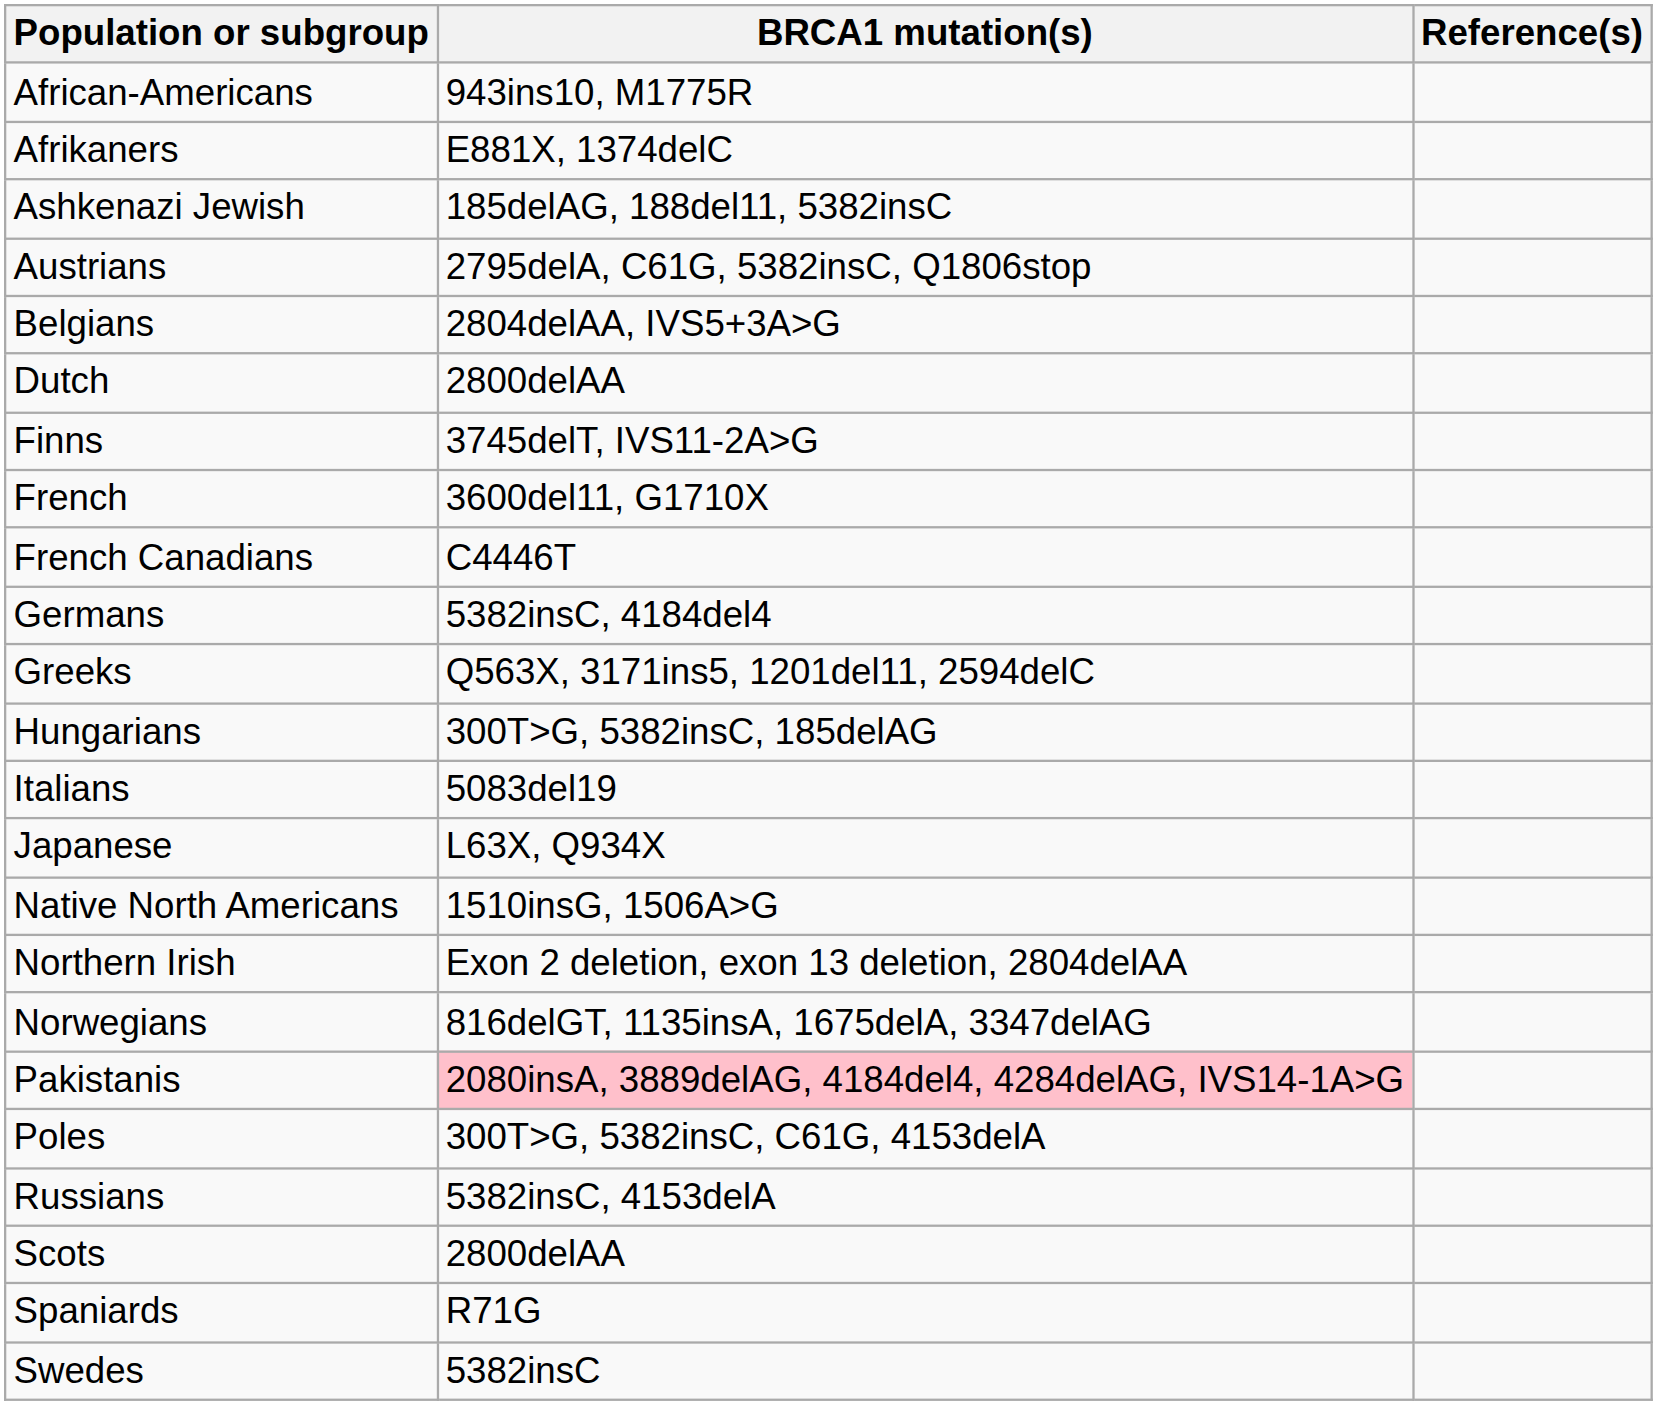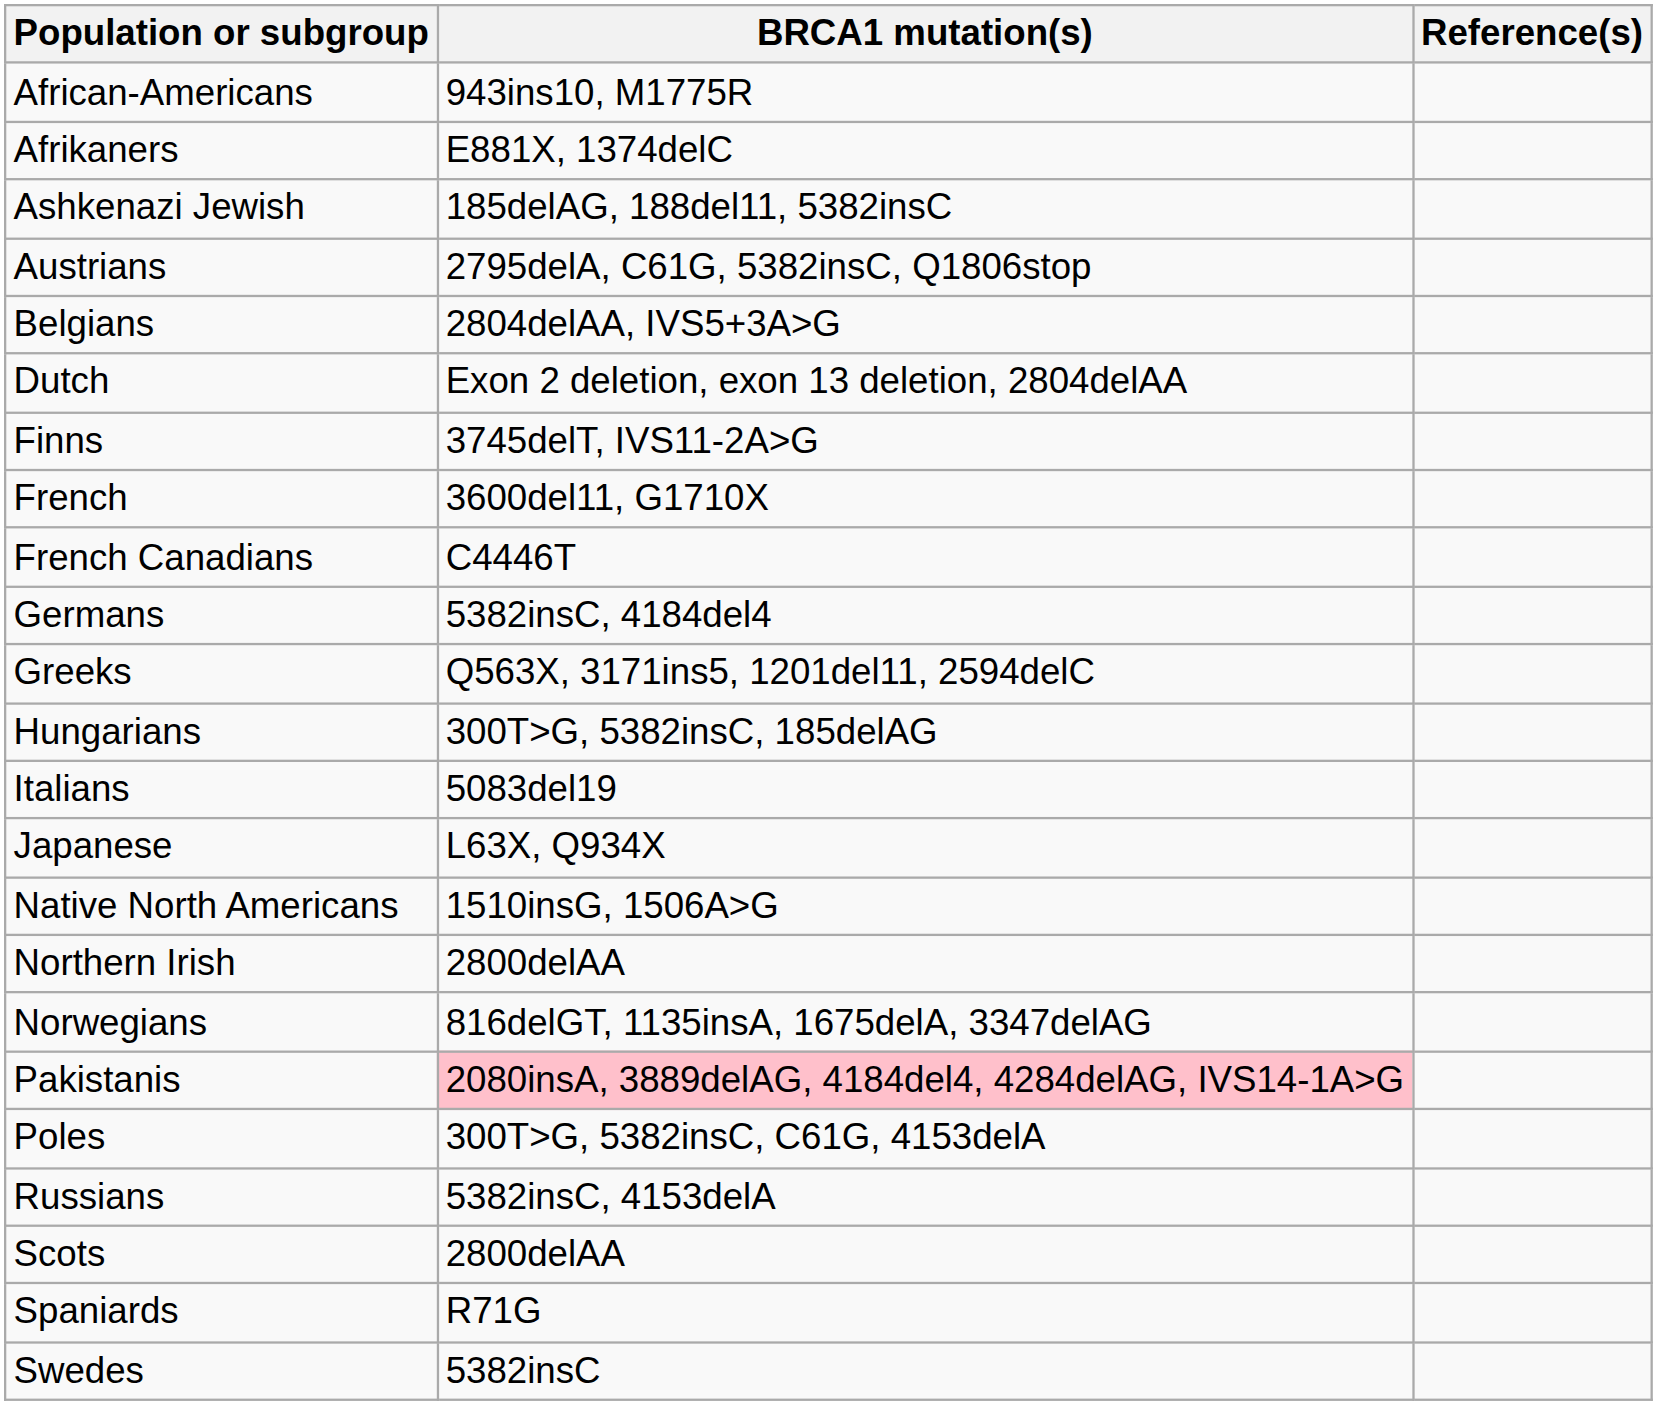(535, 382) 2800delAA -> (816, 382) Exon 2 deletion, exon 13 deletion, 2804delAA
(816, 963) Exon 2 deletion, exon 13 deletion, 2804delAA -> (535, 963) 2800delAA
